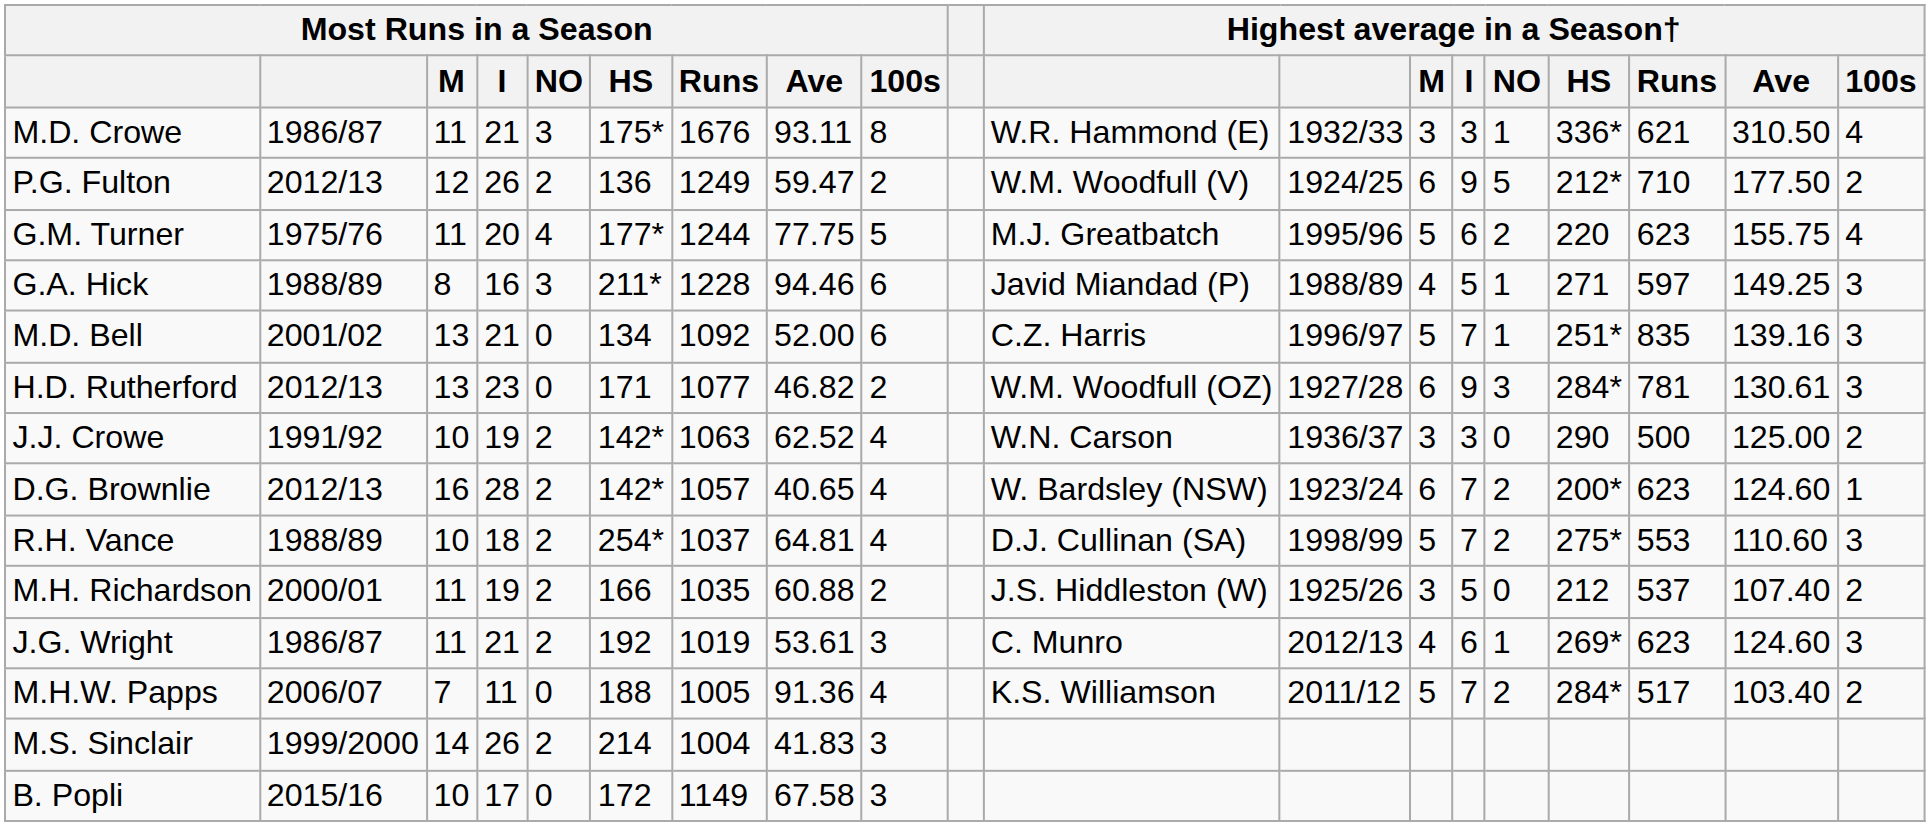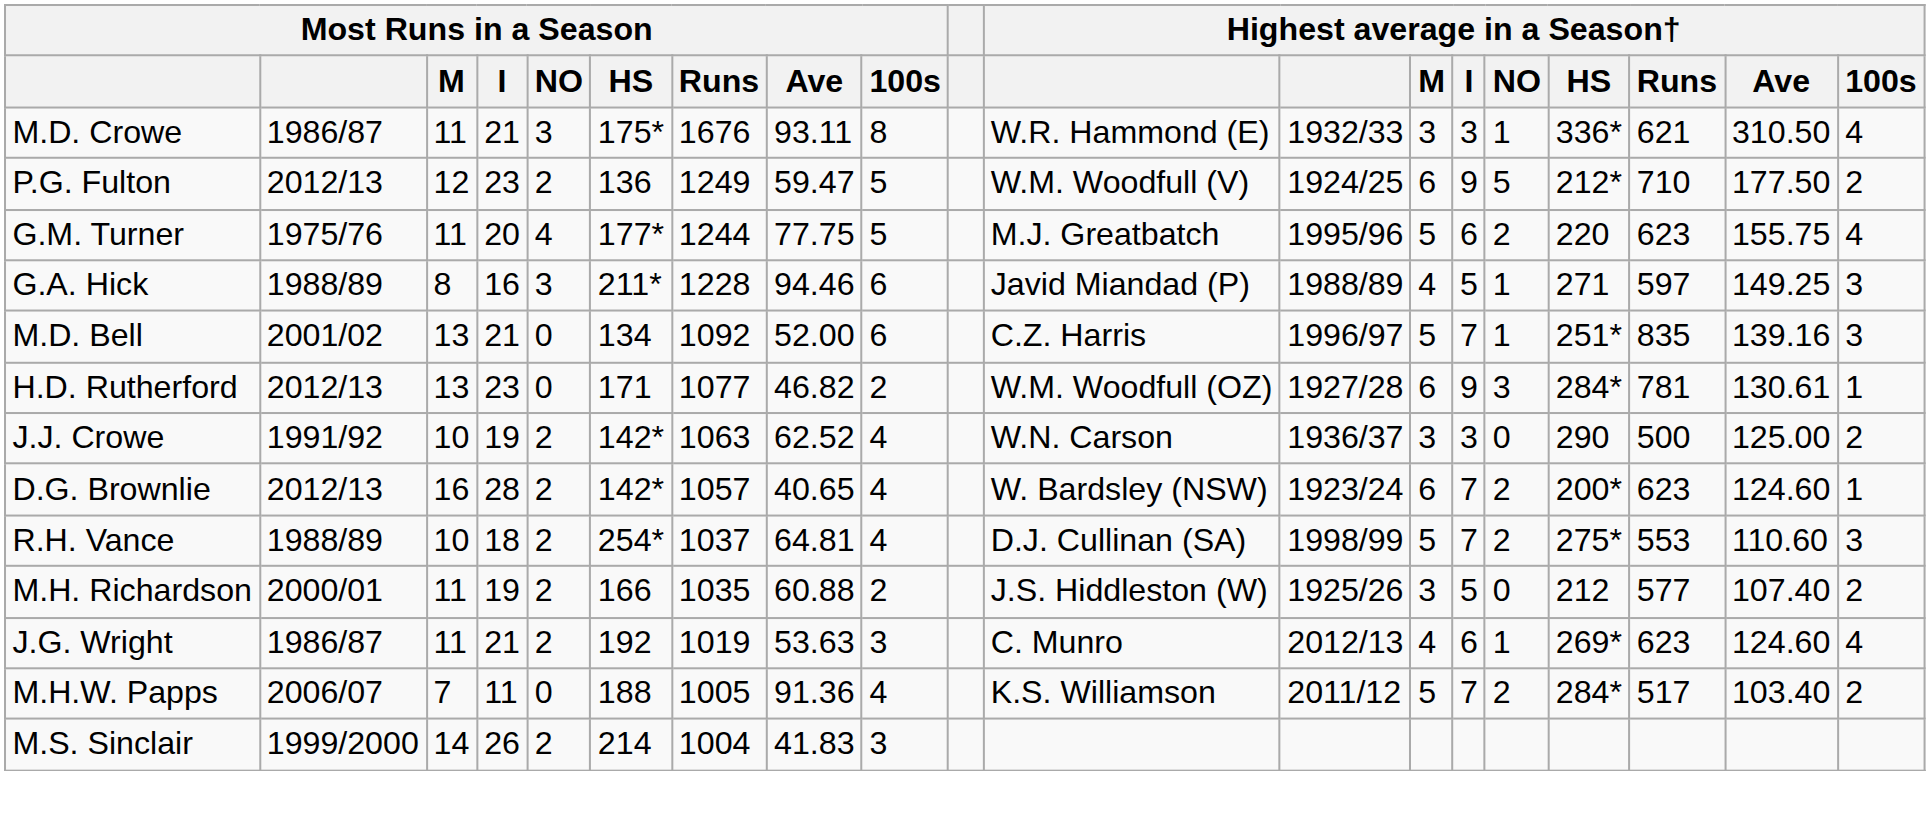(502, 183) 26 -> (502, 183) 23
(878, 183) 2 -> (878, 183) 5
(1854, 387) 3 -> (1854, 387) 1
(1664, 591) 537 -> (1664, 591) 577
(814, 642) 53.61 -> (814, 642) 53.63
(1854, 642) 3 -> (1854, 642) 4
- row: (68, 795)
